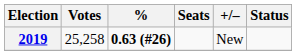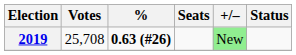(85, 38) 25,258 -> (85, 38) 25,708
(230, 38) no background -> (230, 38) lightgreen background
